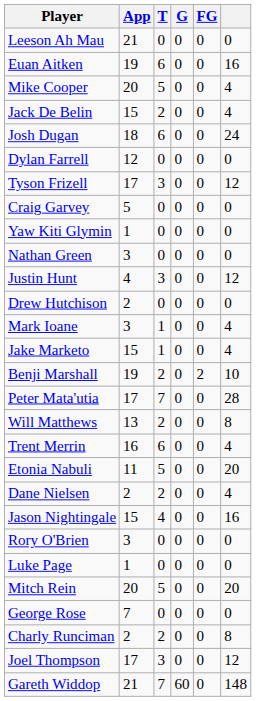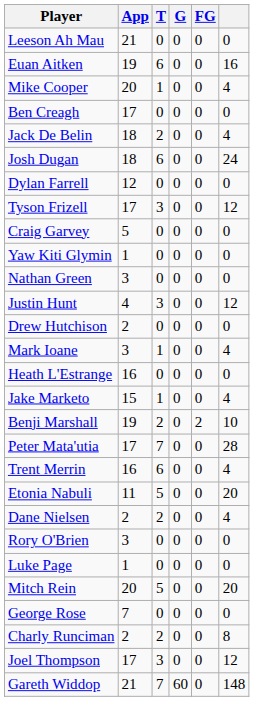(161, 87) 5 -> (160, 87) 1
+ row: (44, 111)
(131, 111) 15 -> (129, 135) 18
+ row: (60, 374)
- row: (53, 421)
- row: (62, 517)
